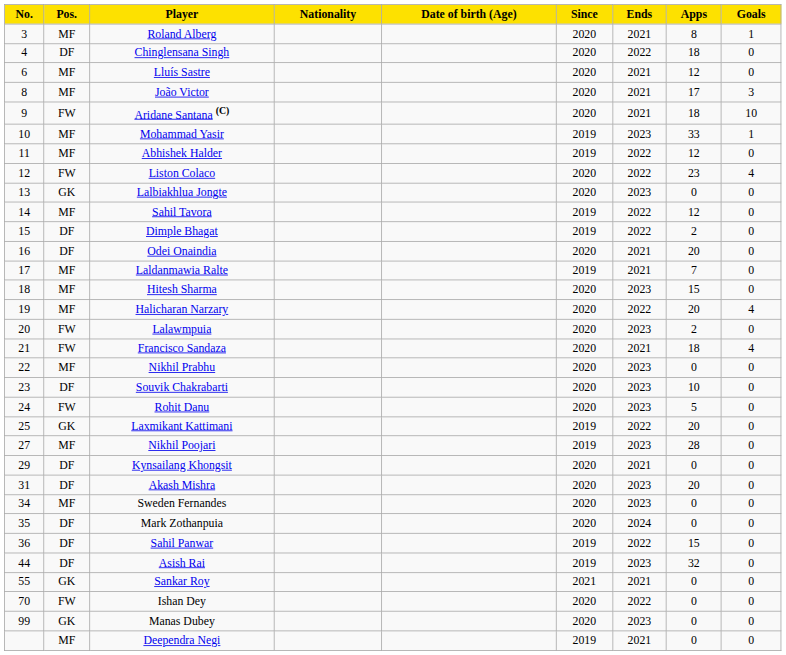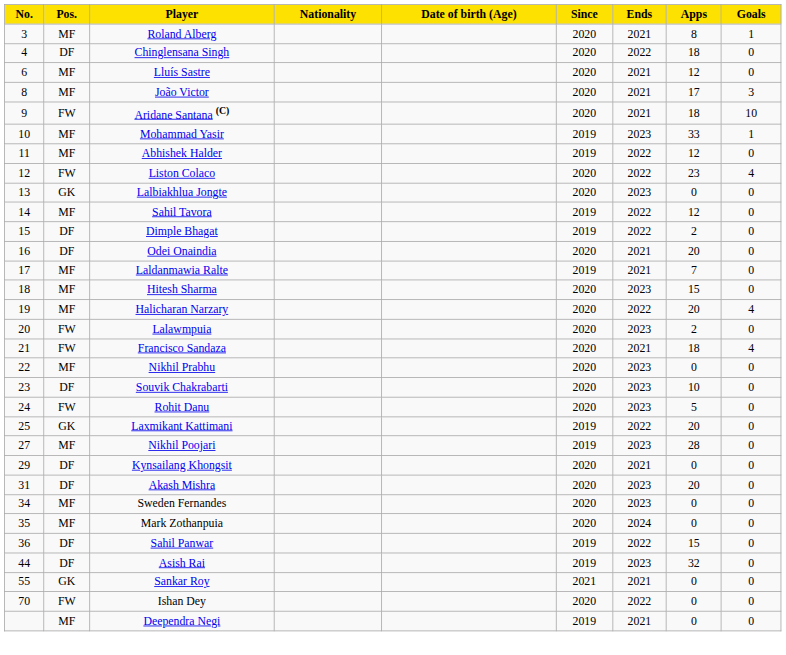(67, 524) DF -> (67, 524) MF
- row: (182, 621)
